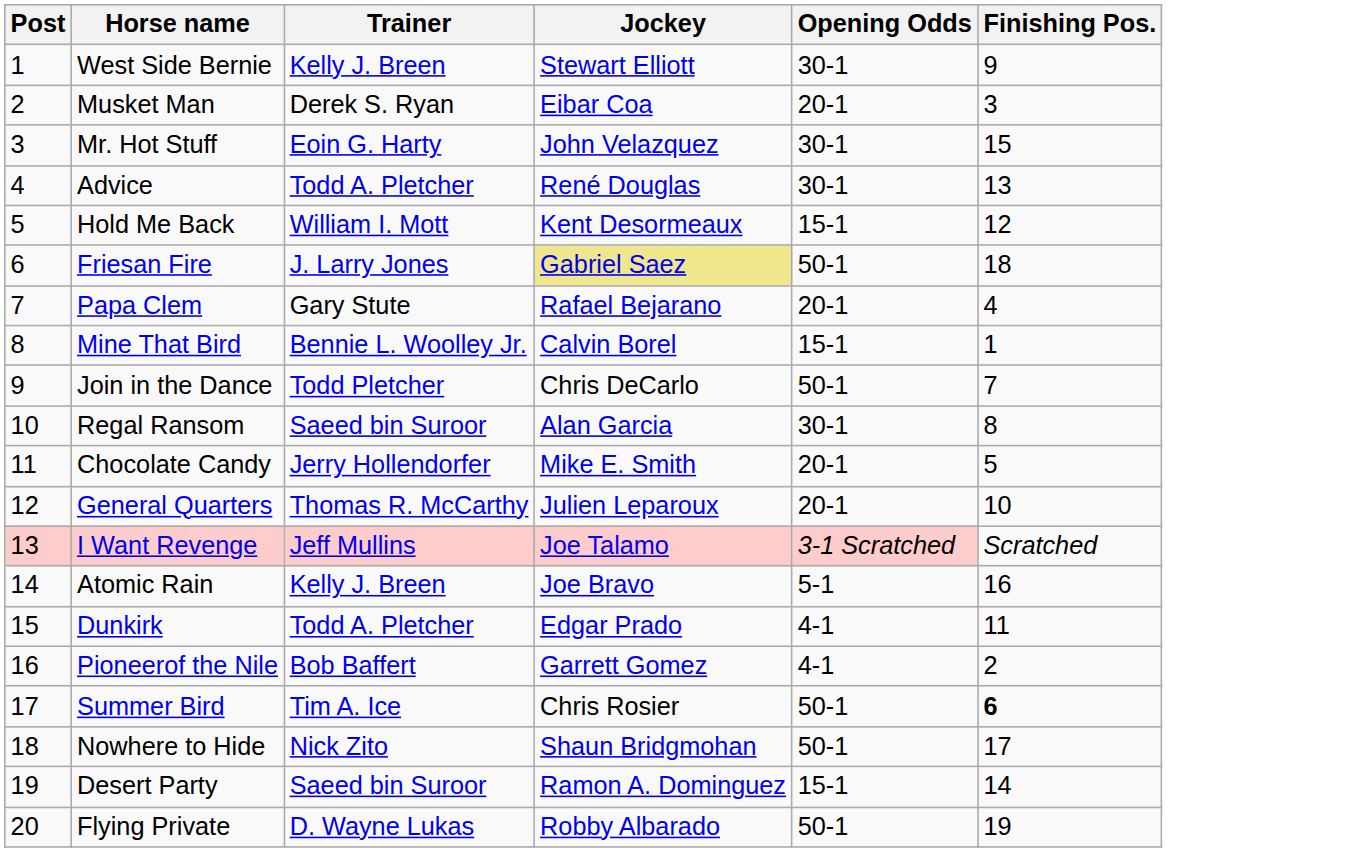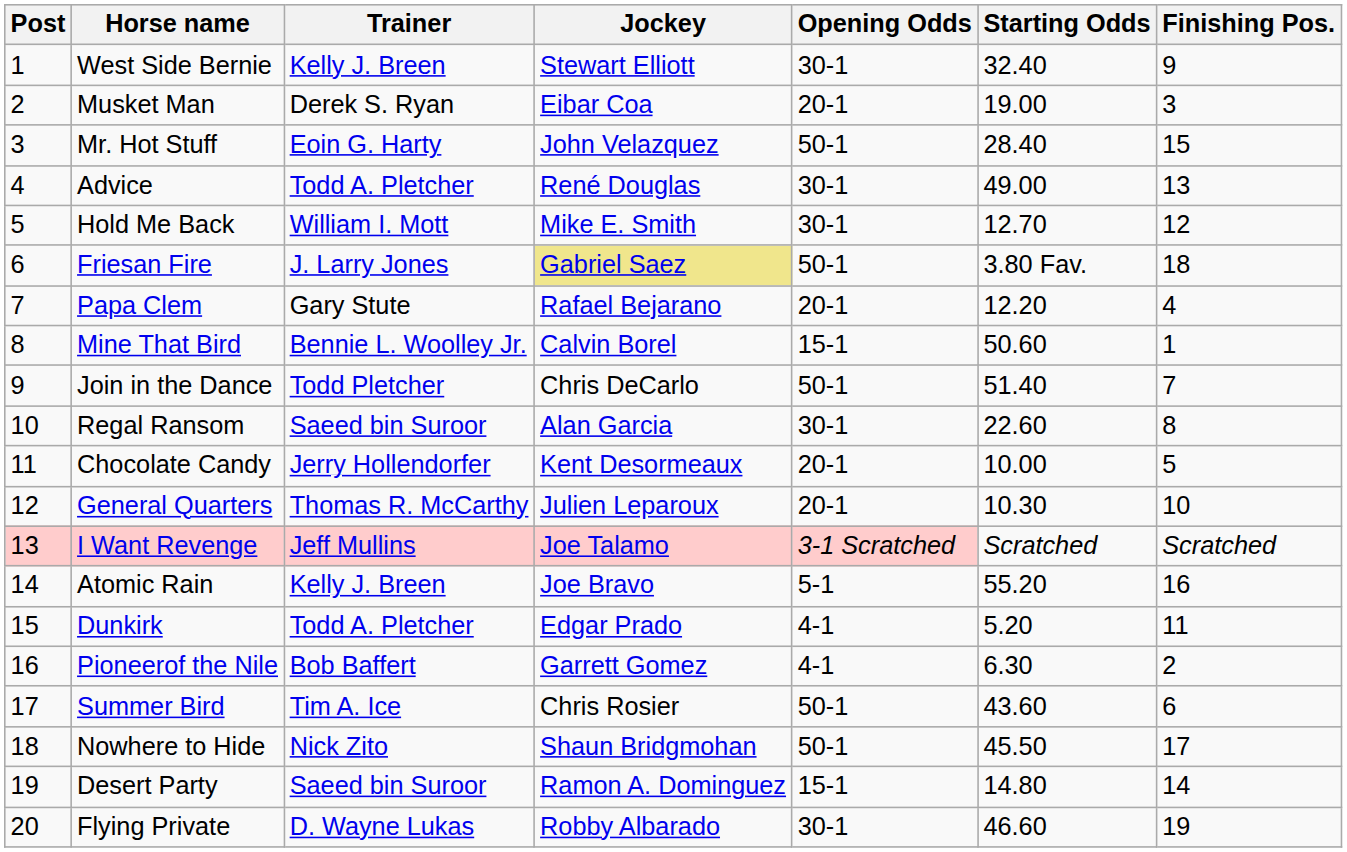+ column: (1067, 24)
(823, 144) 30-1 -> (823, 144) 50-1
(641, 225) Kent Desormeaux -> (618, 225) Mike E. Smith
(823, 225) 15-1 -> (823, 225) 30-1
(618, 465) Mike E. Smith -> (641, 465) Kent Desormeaux
(991, 706) bold -> (1169, 706) normal
(823, 826) 50-1 -> (823, 826) 30-1
